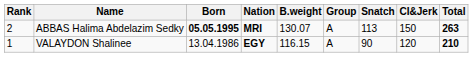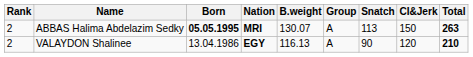(9, 44) 1 -> (9, 44) 2
(295, 44) 116.15 -> (295, 44) 116.13
